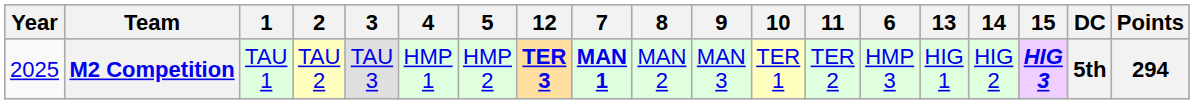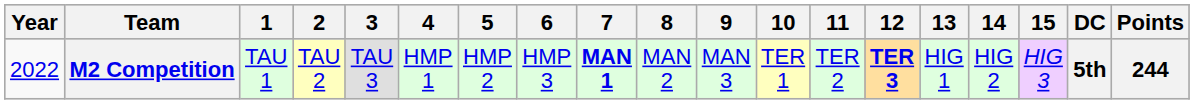columns swapped: (890, 22) <-> (544, 22)
(35, 69) 2025 -> (35, 69) 2022
(1043, 69) bold -> (1043, 69) normal
(1150, 69) 294 -> (1150, 69) 244
